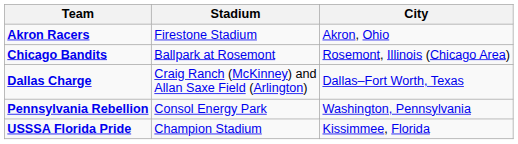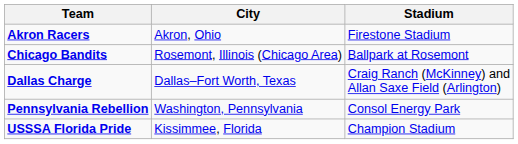columns swapped: (416, 14) <-> (235, 14)
